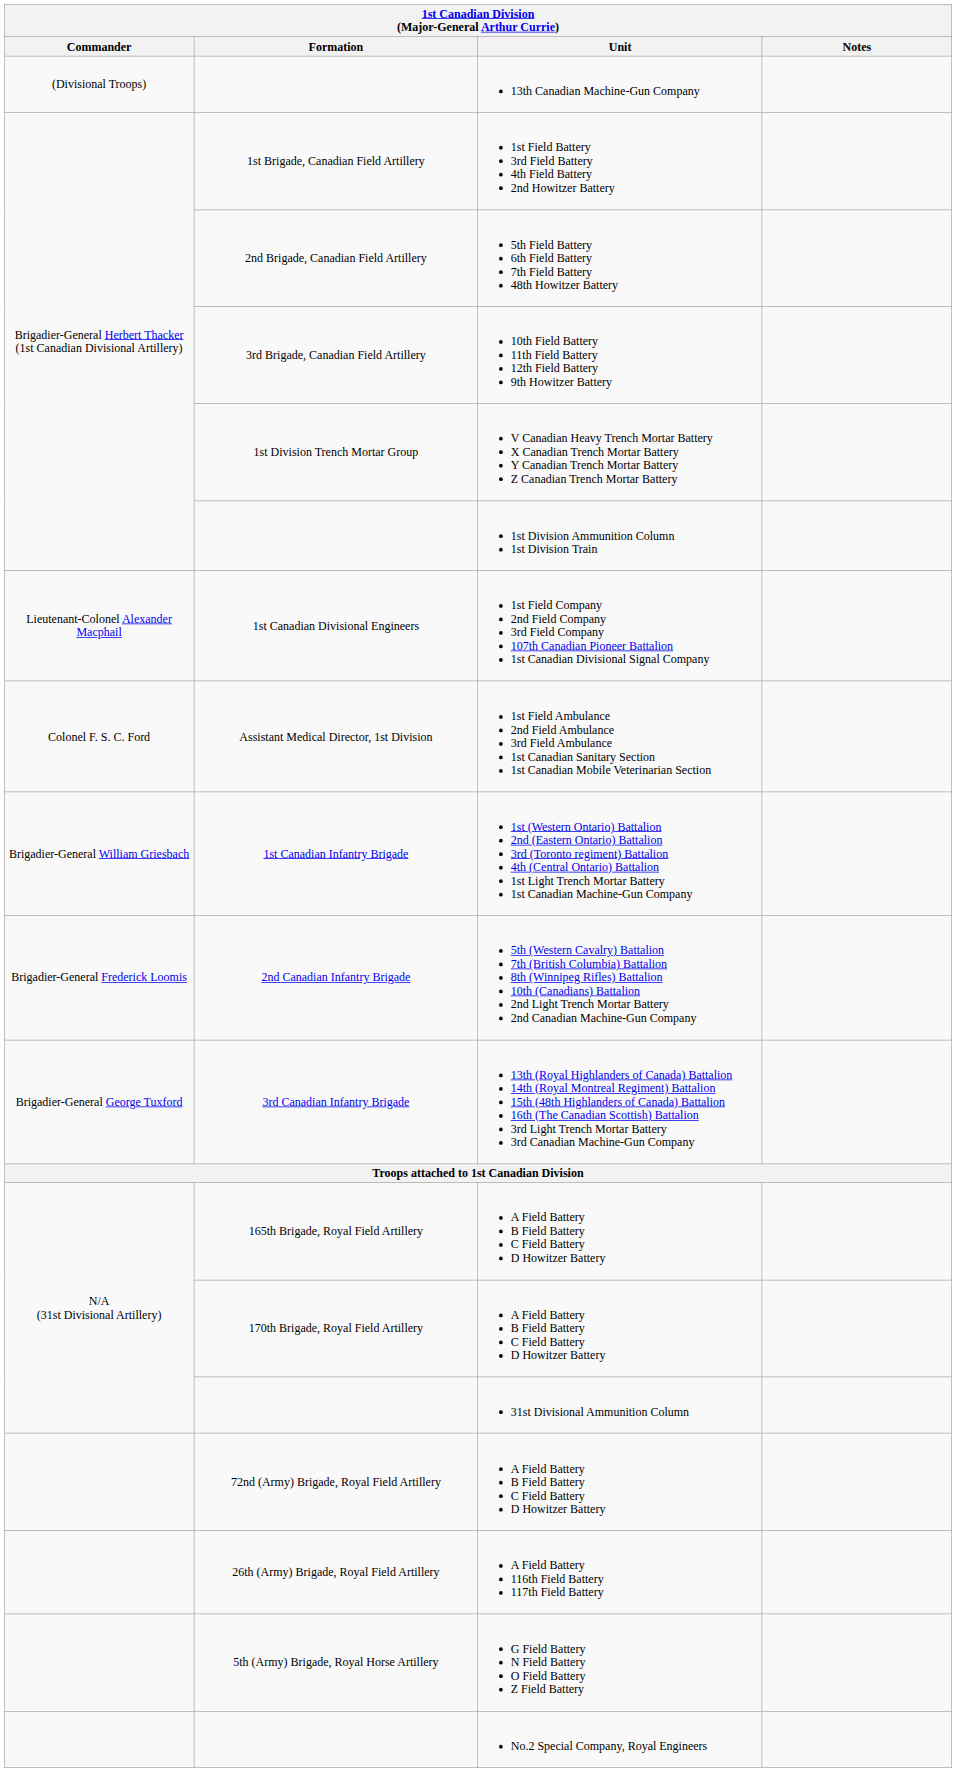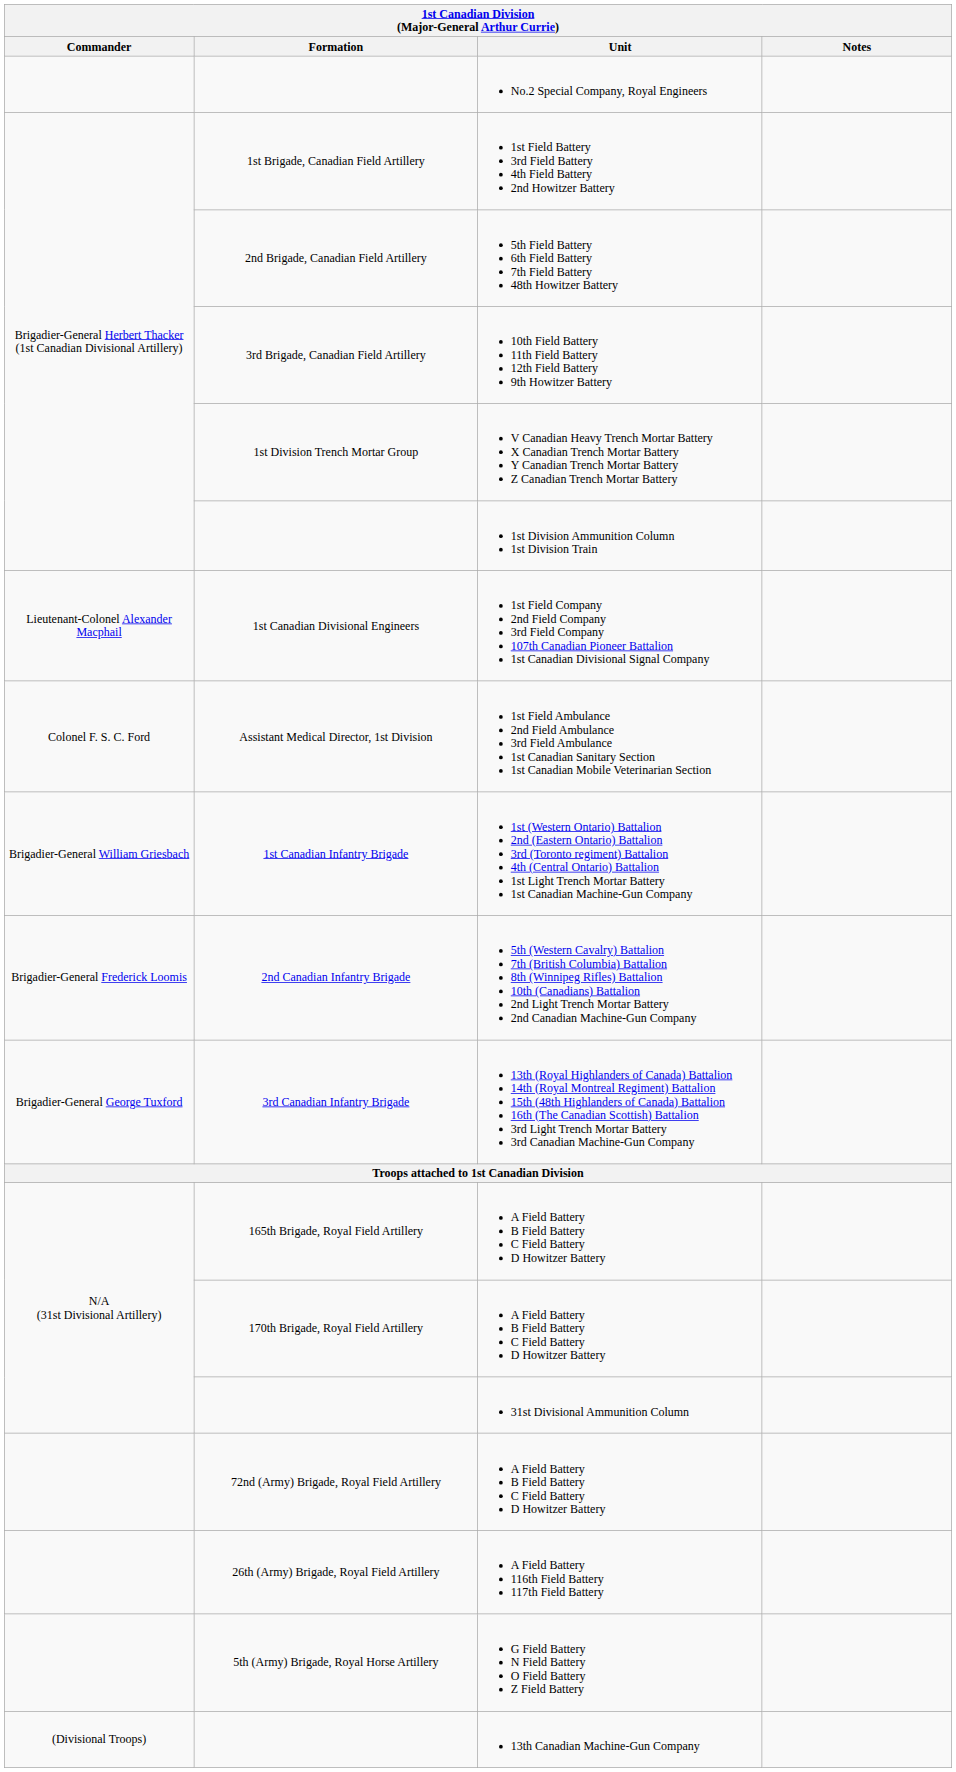rows swapped: (336, 84) <-> (336, 1739)
